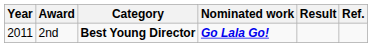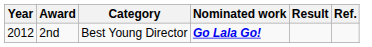(20, 33) 2011 -> (20, 33) 2012
(138, 33) bold -> (134, 33) normal
